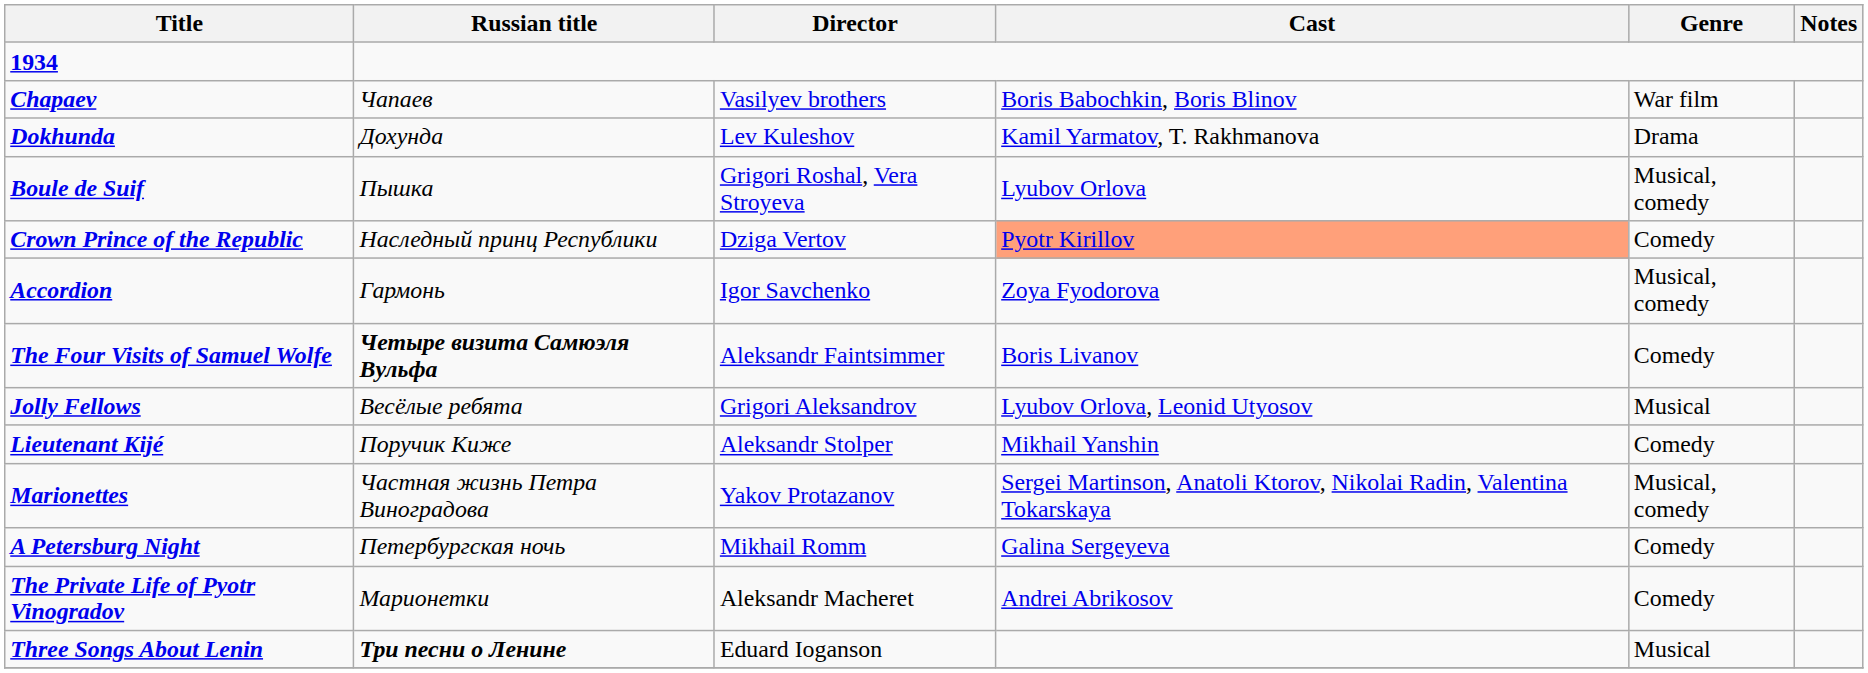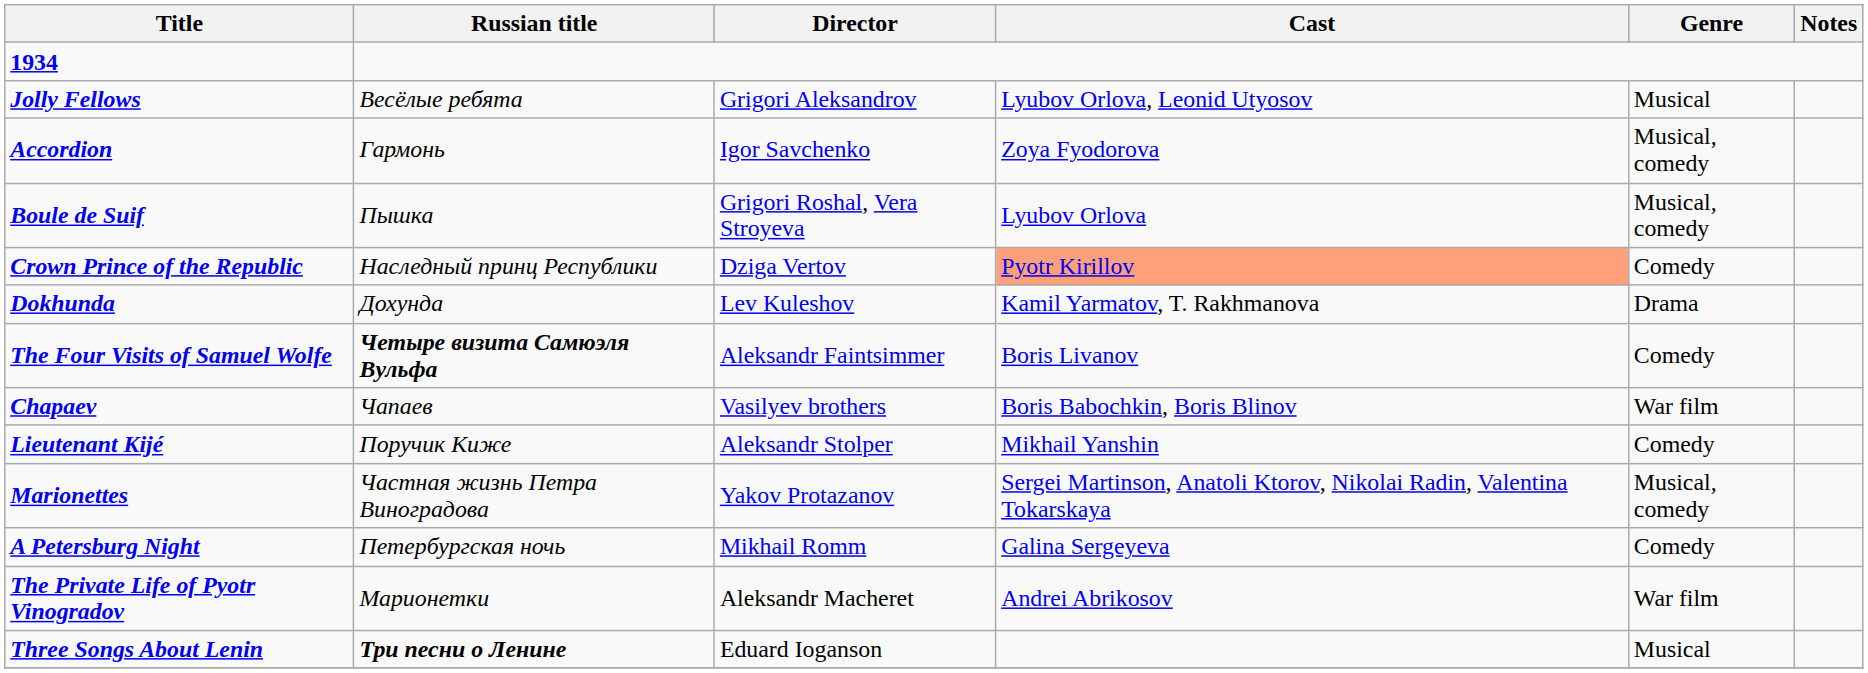rows swapped: (53, 99) <-> (75, 406)
rows swapped: (61, 290) <-> (63, 136)
(1674, 597) Comedy -> (1676, 597) War film
